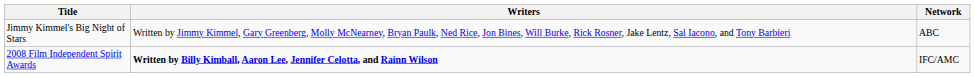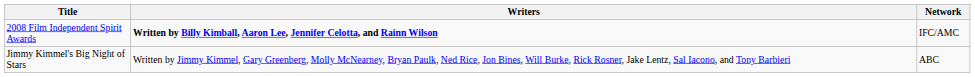rows swapped: (64, 59) <-> (66, 33)
